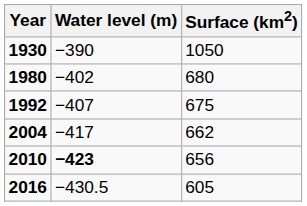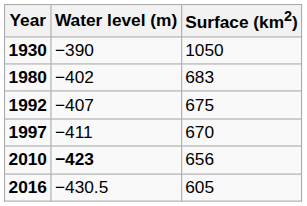(200, 77) 680 -> (200, 77) 683
+ row: (28, 132)
- row: (28, 132)
